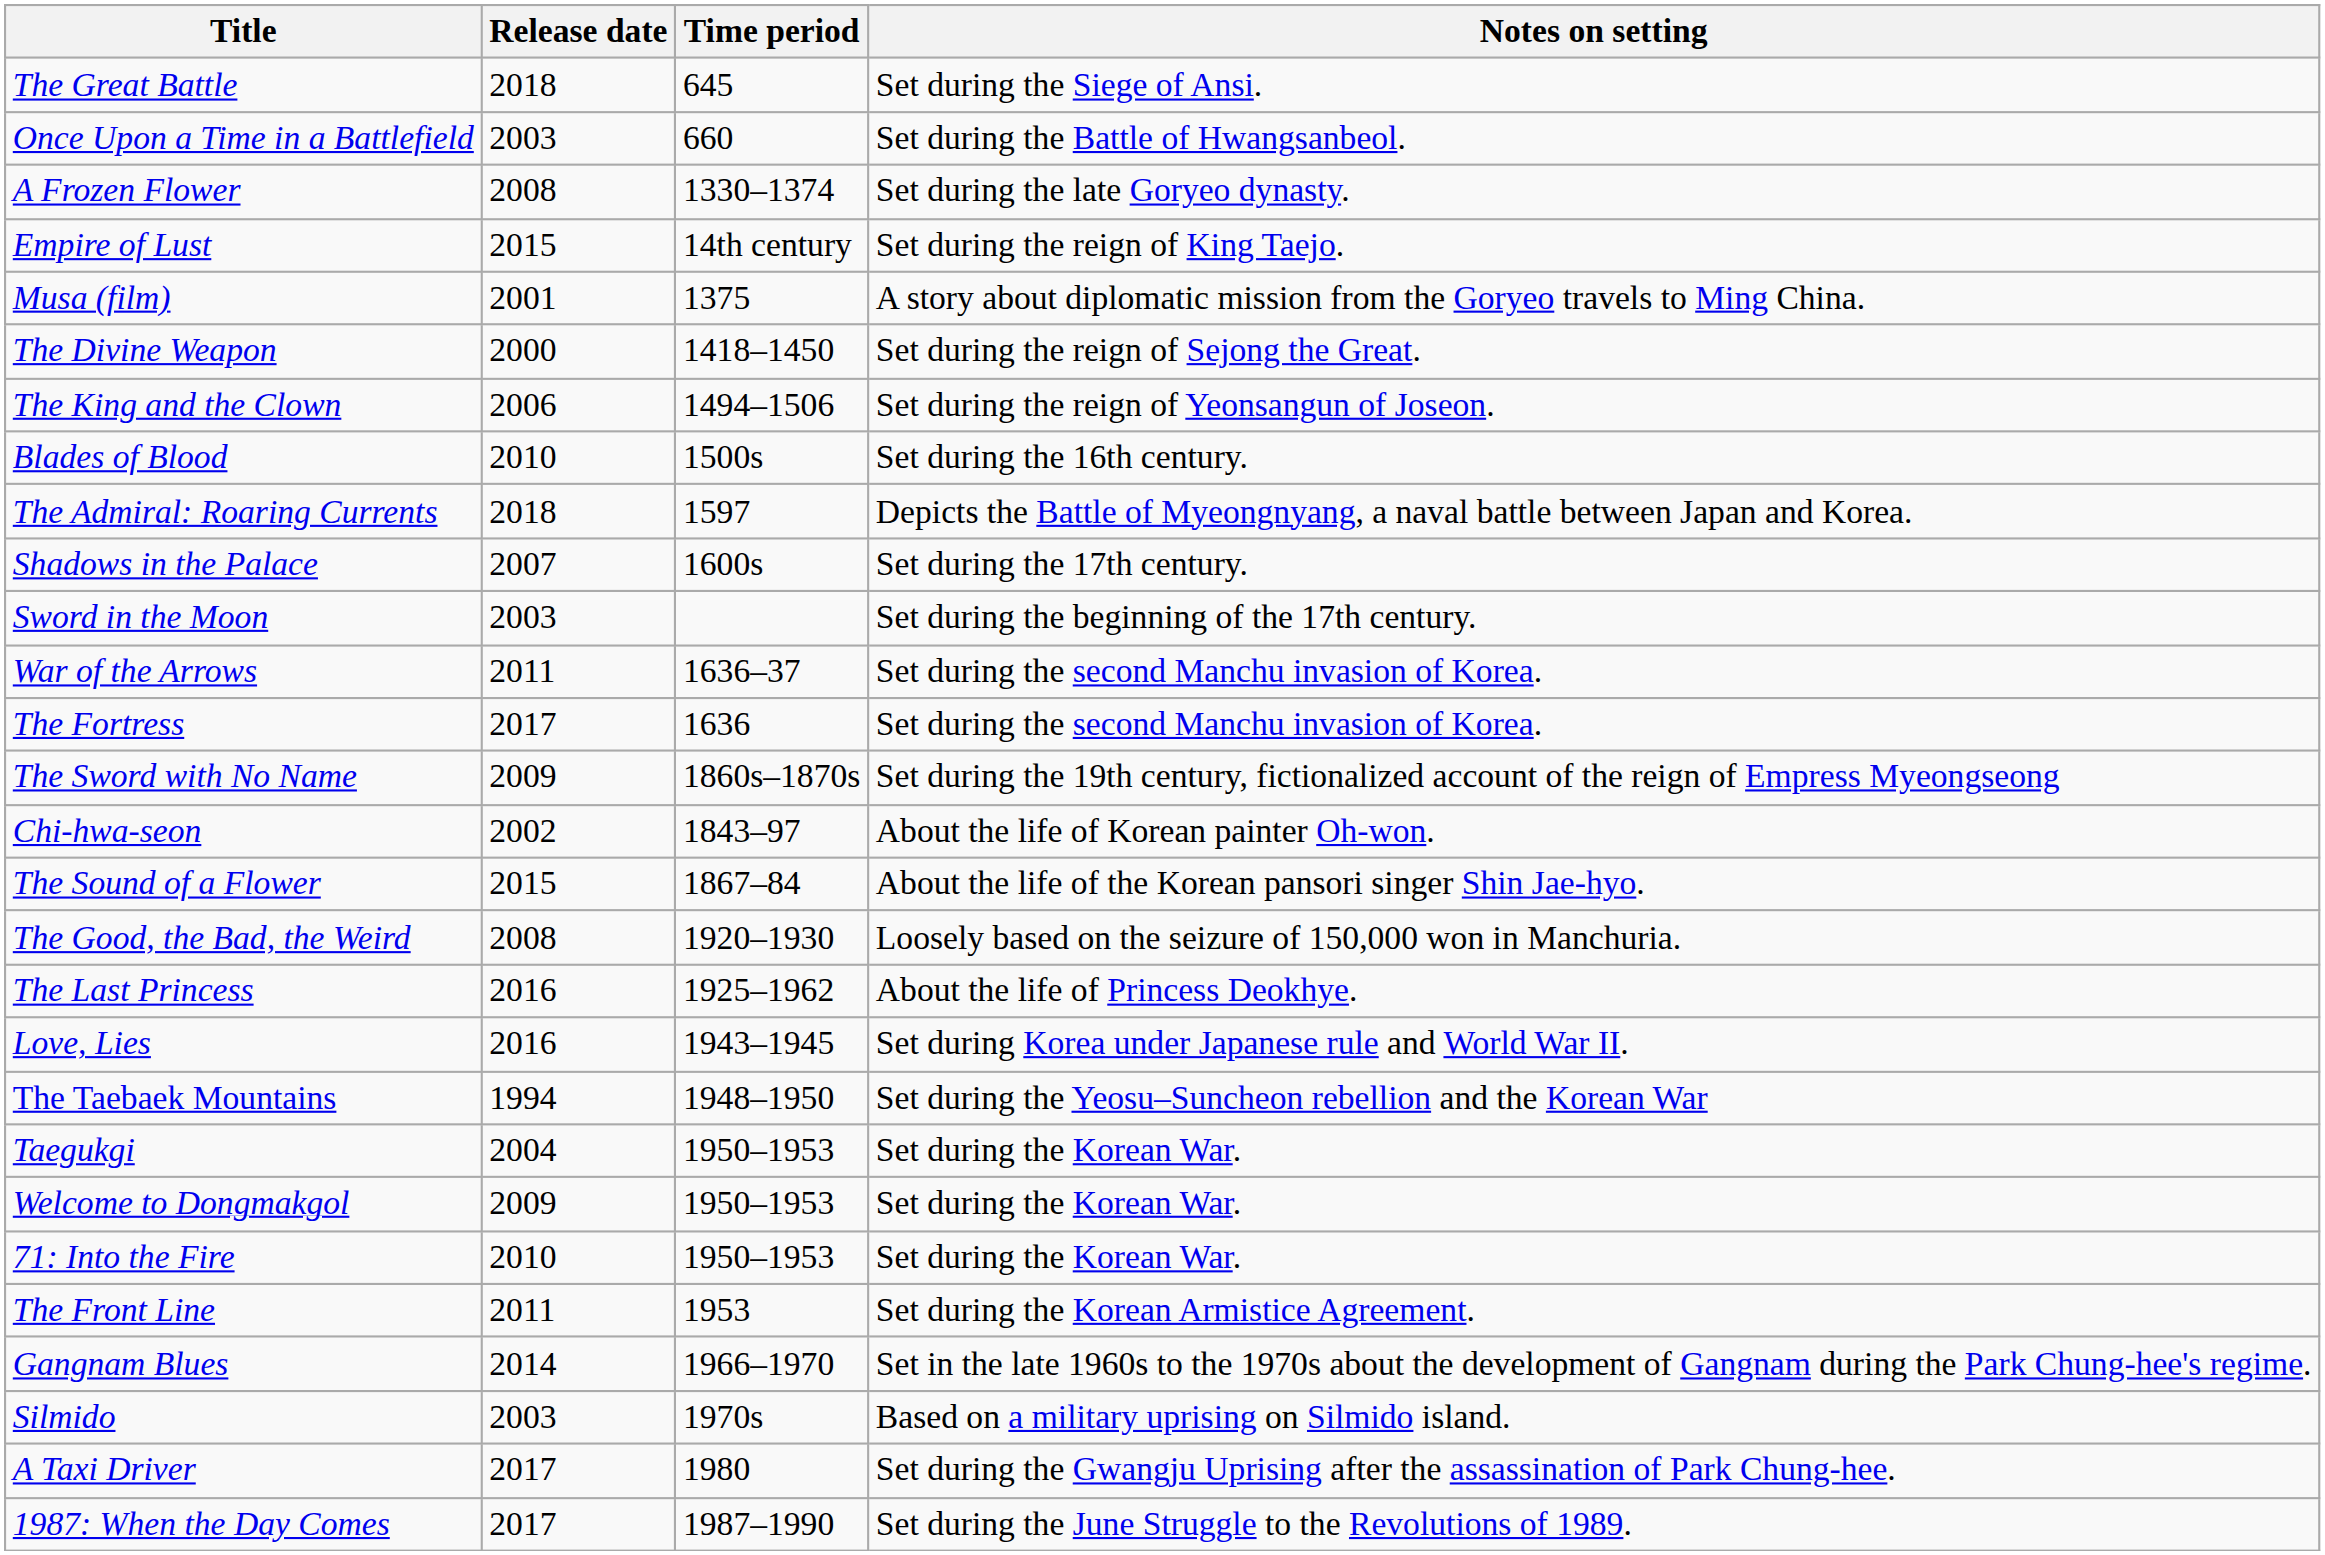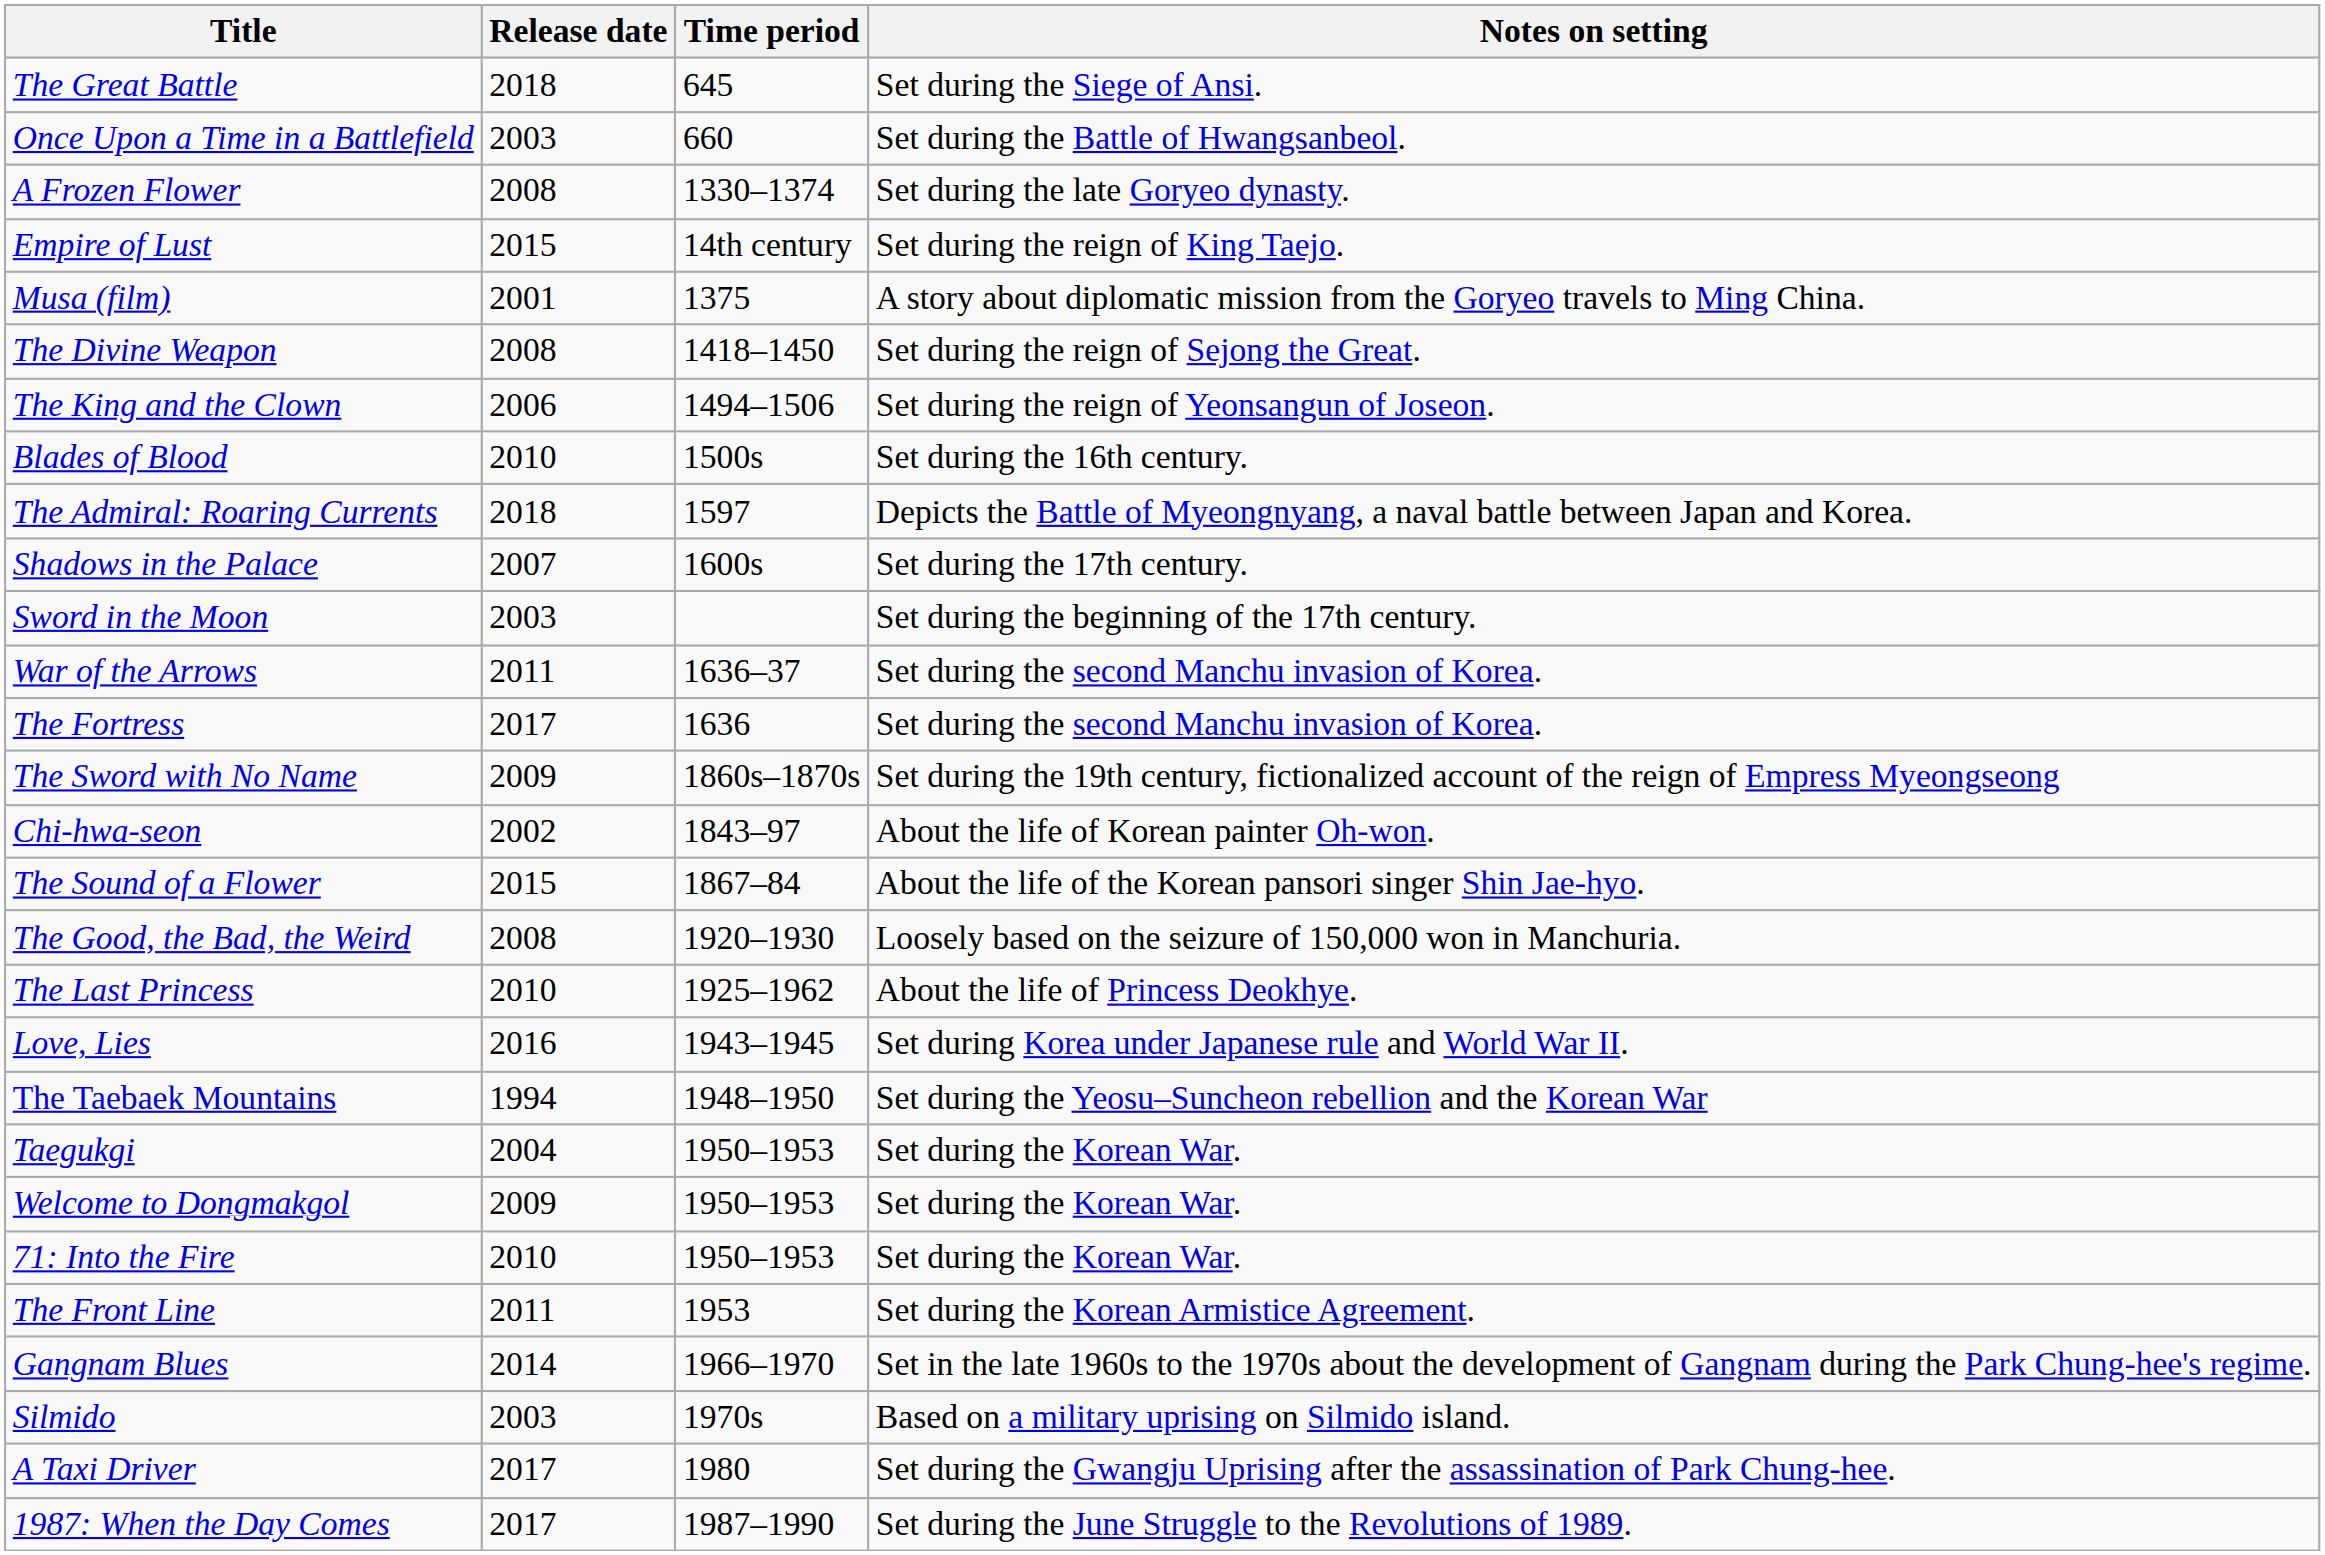(523, 350) 2000 -> (523, 350) 2008
(523, 990) 2016 -> (523, 990) 2010
